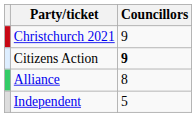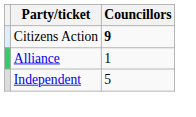- row: (64, 36)
(124, 79) 8 -> (108, 58) 1
